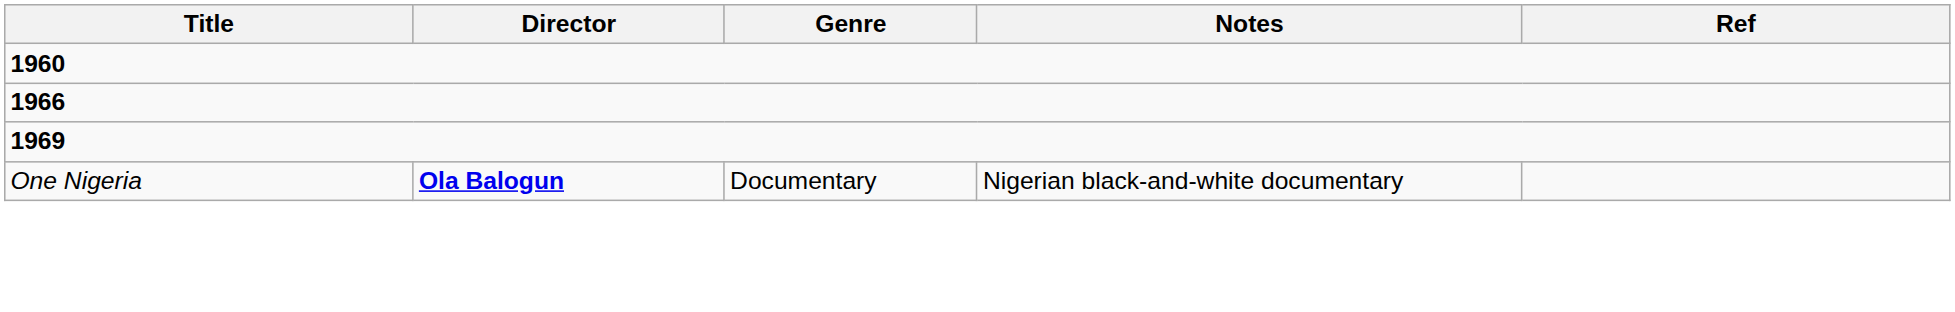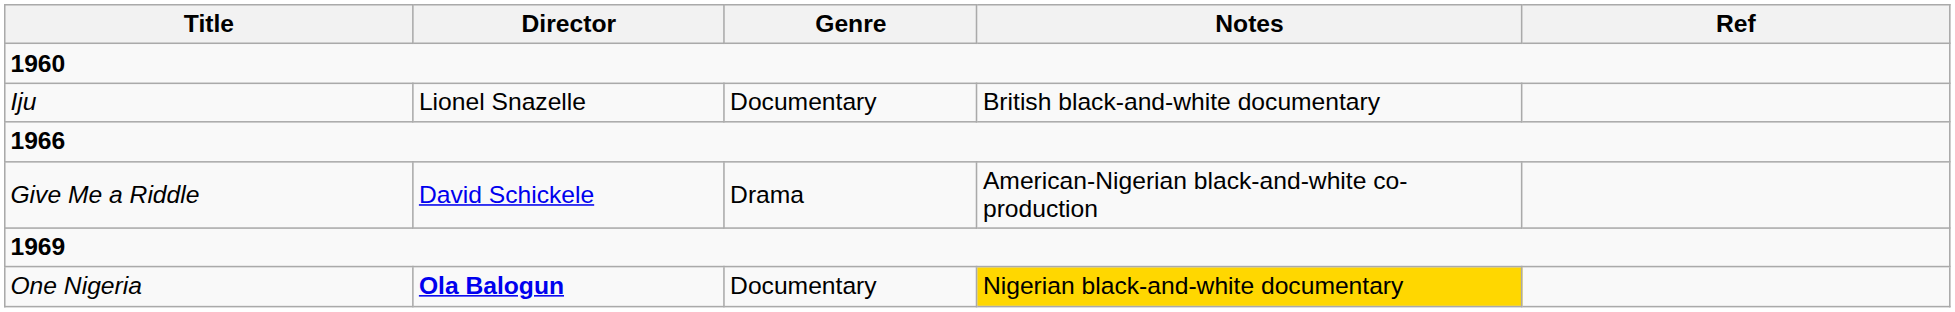+ row: (23, 102)
+ row: (105, 194)
(1193, 180) no background -> (1193, 286) gold background
